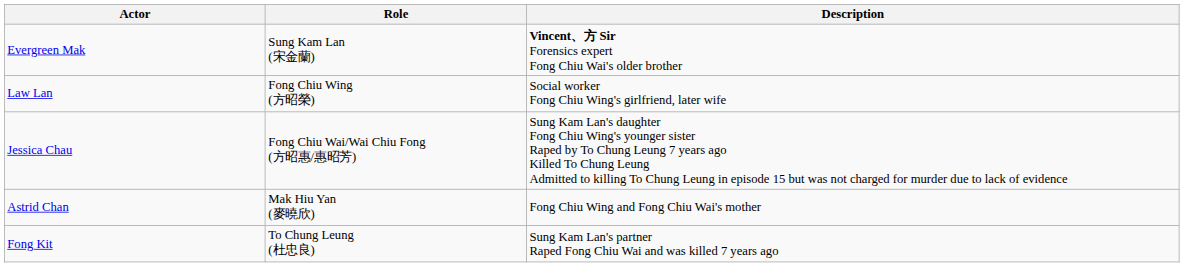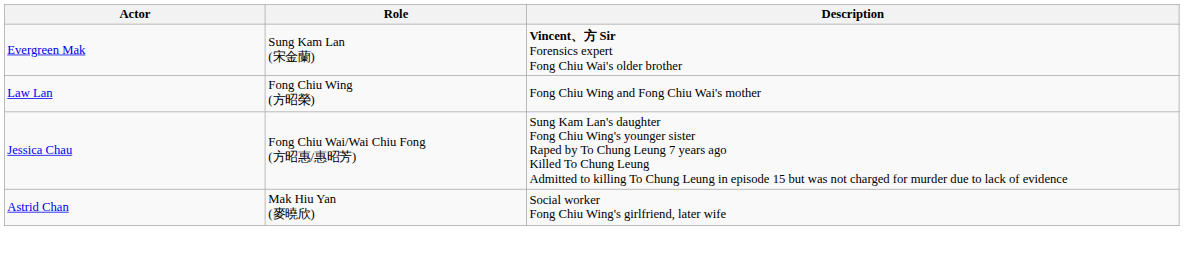(628, 93) Social worker Fong Chiu Wing's girlfriend, later wife -> (645, 93) Fong Chiu Wing and Fong Chiu Wai's mother
(645, 207) Fong Chiu Wing and Fong Chiu Wai's mother -> (628, 207) Social worker Fong Chiu Wing's girlfriend, later wife
- row: (30, 243)
